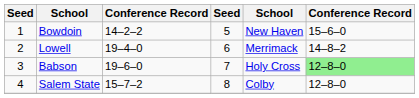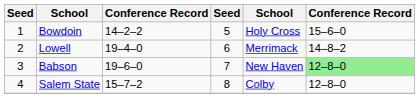(274, 31) New Haven -> (273, 31) Holy Cross
(273, 66) Holy Cross -> (274, 66) New Haven
